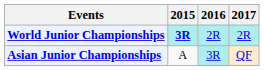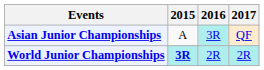rows swapped: (84, 55) <-> (86, 35)
